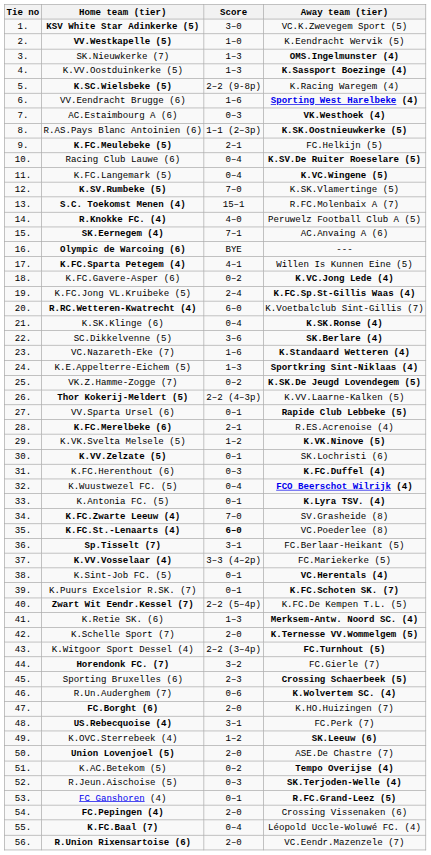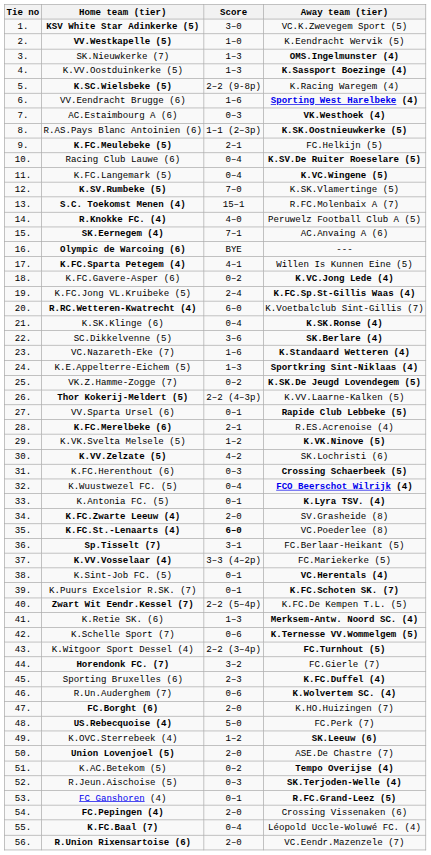(234, 457) 0–1 -> (234, 457) 4–2
(344, 472) K.FC.Duffel (4) -> (344, 472) Crossing Schaerbeek (5)
(234, 516) 7–0 -> (234, 516) 2–0
(234, 635) 2–0 -> (234, 635) 0–6
(344, 679) Crossing Schaerbeek (5) -> (344, 679) K.FC.Duffel (4)
(234, 724) 3–1 -> (234, 724) 5–0
